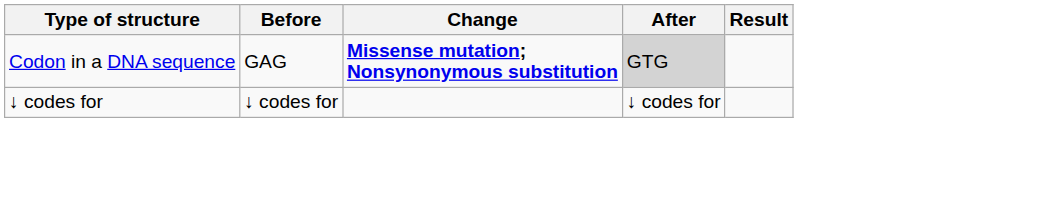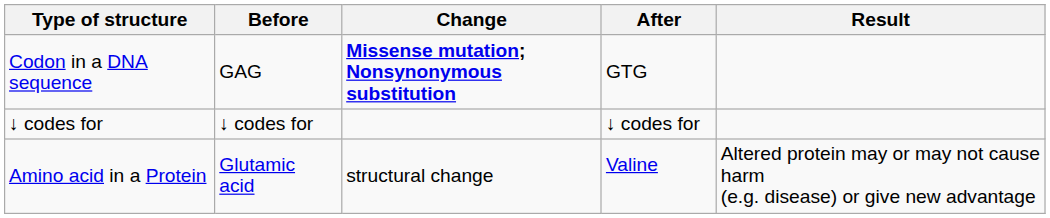(648, 60) lightgrey background -> (627, 71) no background
+ row: (108, 175)
